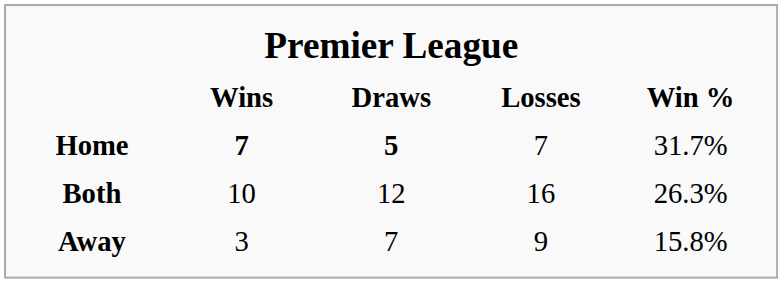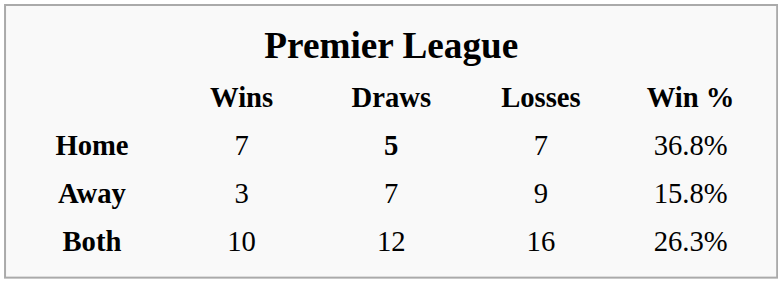(242, 145) bold -> (242, 145) normal
(691, 145) 31.7% -> (691, 145) 36.8%
rows swapped: (92, 241) <-> (92, 193)
